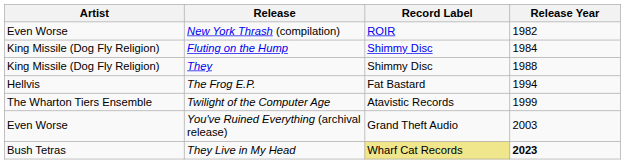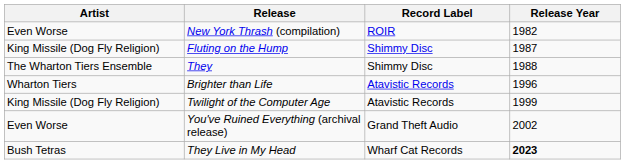(525, 48) 1984 -> (525, 48) 1987
(83, 66) King Missile (Dog Fly Religion) -> (79, 66) The Wharton Tiers Ensemble
- row: (221, 84)
+ row: (230, 84)
(79, 102) The Wharton Tiers Ensemble -> (83, 102) King Missile (Dog Fly Religion)
(525, 126) 2003 -> (525, 126) 2002
(415, 150) khaki background -> (415, 150) no background
